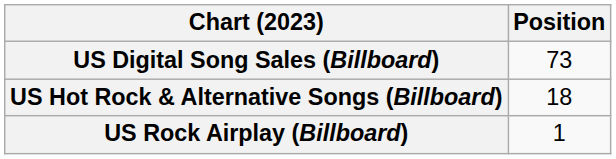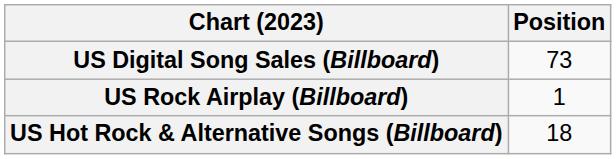rows swapped: (256, 97) <-> (256, 134)
